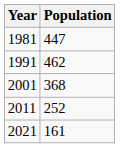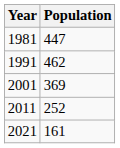(55, 85) 368 -> (55, 85) 369
